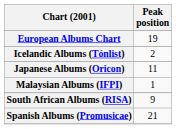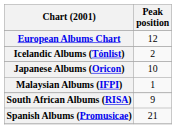(153, 38) 19 -> (153, 38) 12
(153, 69) 11 -> (153, 69) 10
